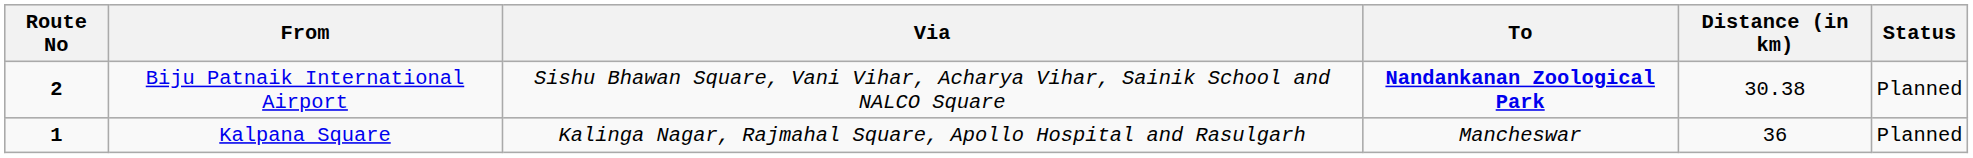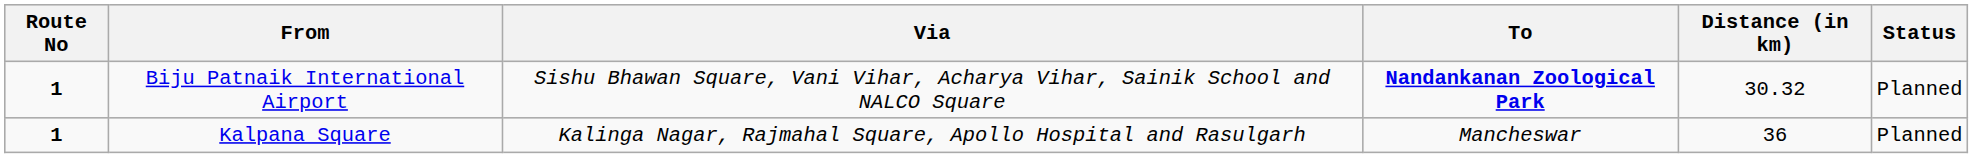(56, 90) 2 -> (56, 90) 1
(1775, 90) 30.38 -> (1775, 90) 30.32
